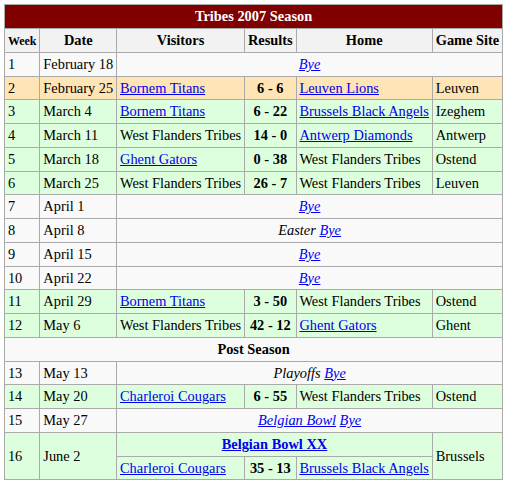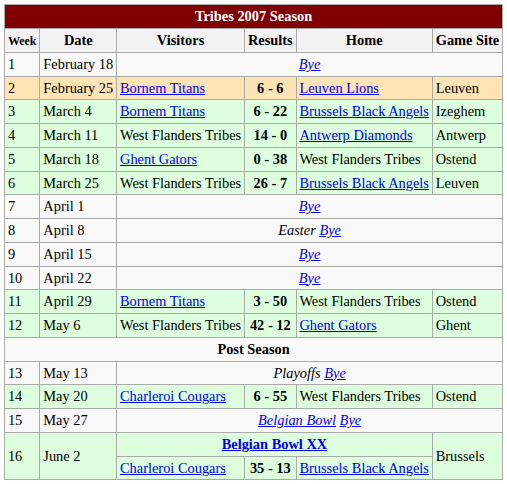(360, 183) West Flanders Tribes -> (364, 183) Brussels Black Angels
